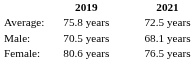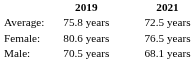rows swapped: (17, 38) <-> (22, 53)
